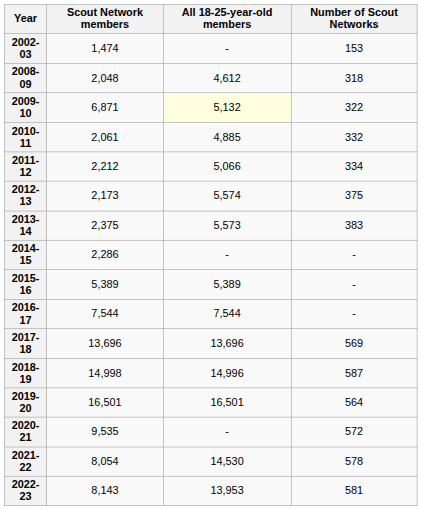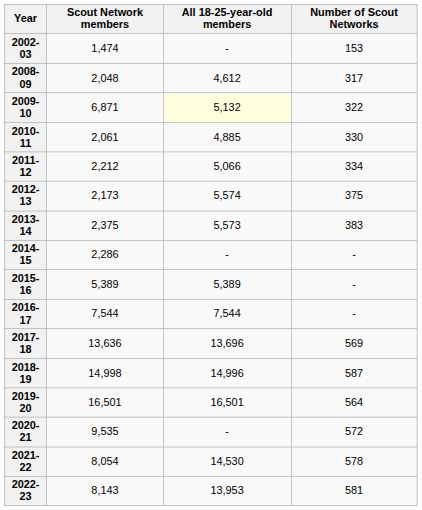(354, 78) 318 -> (354, 78) 317
(354, 137) 332 -> (354, 137) 330
(105, 343) 13,696 -> (105, 343) 13,636
